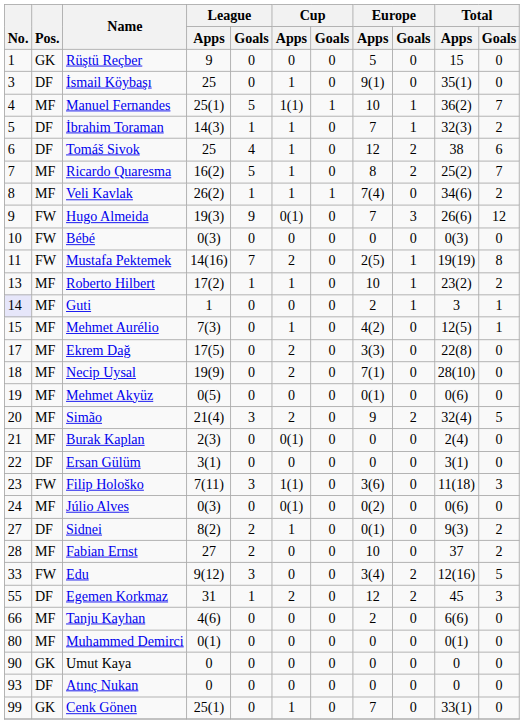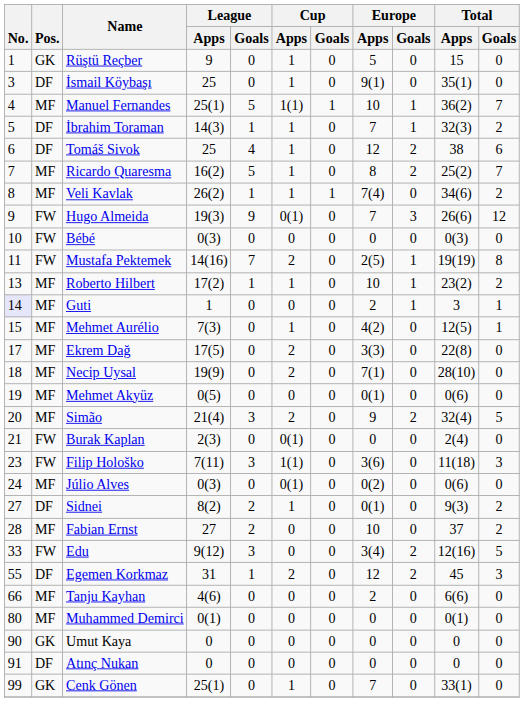(291, 60) 0 -> (291, 60) 1
(45, 439) MF -> (45, 439) FW
- row: (103, 462)
(15, 685) 93 -> (15, 663) 91
